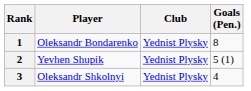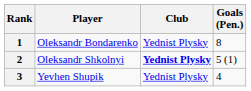(70, 59) Yevhen Shupik -> (81, 59) Oleksandr Shkolnyi
(175, 59) normal -> (177, 59) bold
(81, 77) Oleksandr Shkolnyi -> (70, 77) Yevhen Shupik
